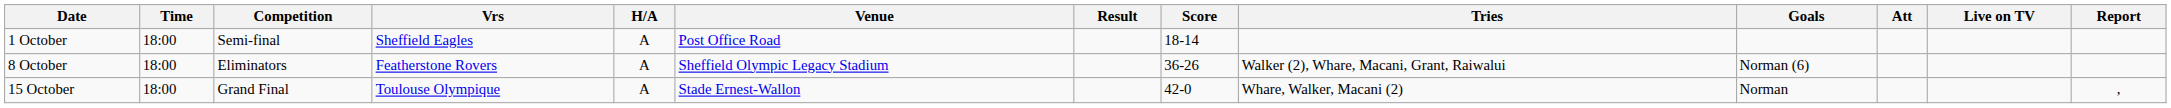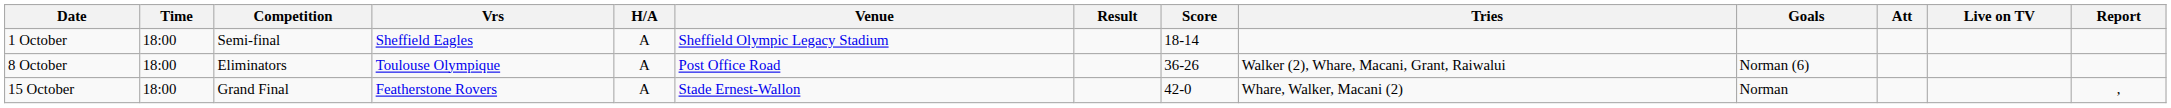(729, 40) Post Office Road -> (784, 40) Sheffield Olympic Legacy Stadium
(436, 65) Featherstone Rovers -> (438, 65) Toulouse Olympique
(784, 65) Sheffield Olympic Legacy Stadium -> (729, 65) Post Office Road
(438, 89) Toulouse Olympique -> (436, 89) Featherstone Rovers
